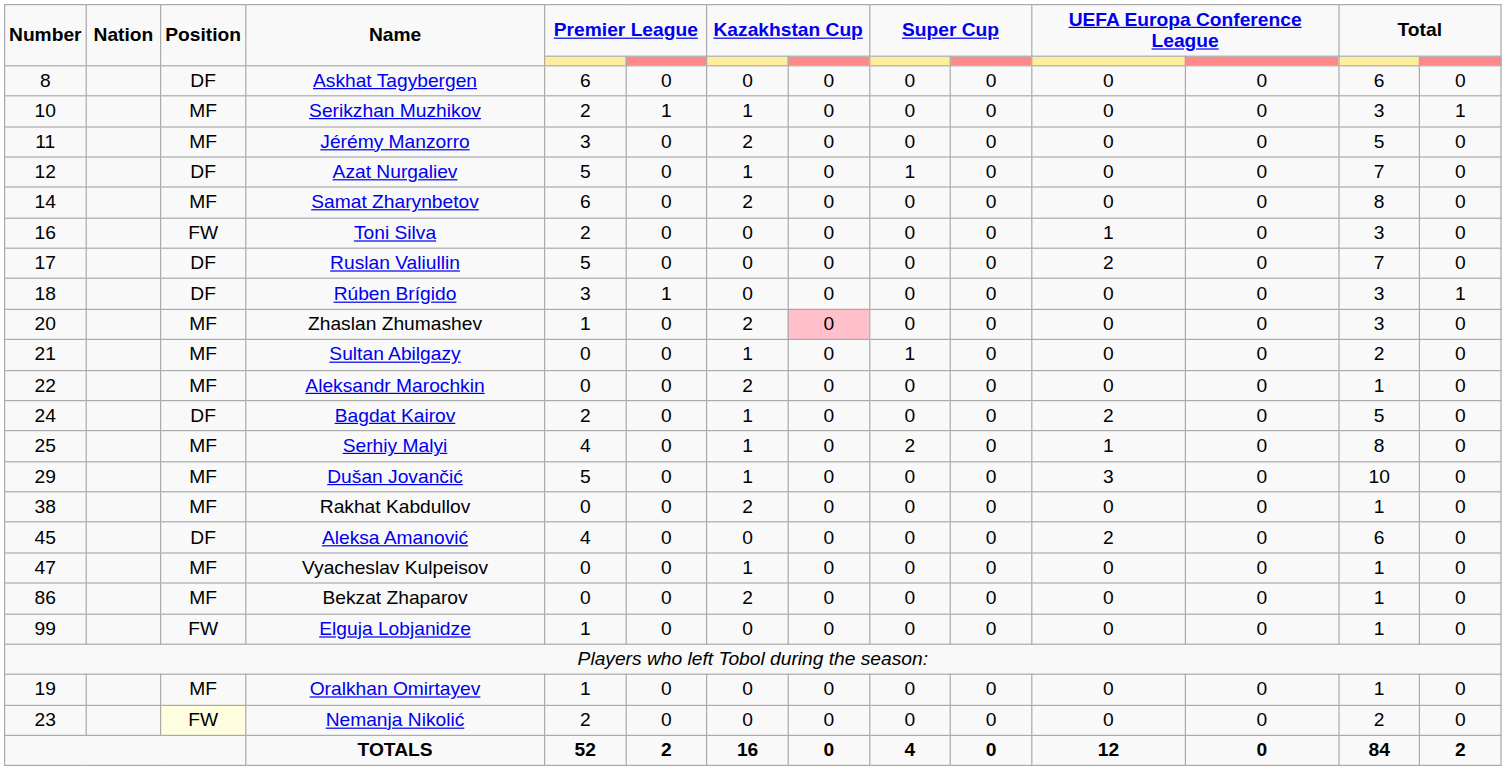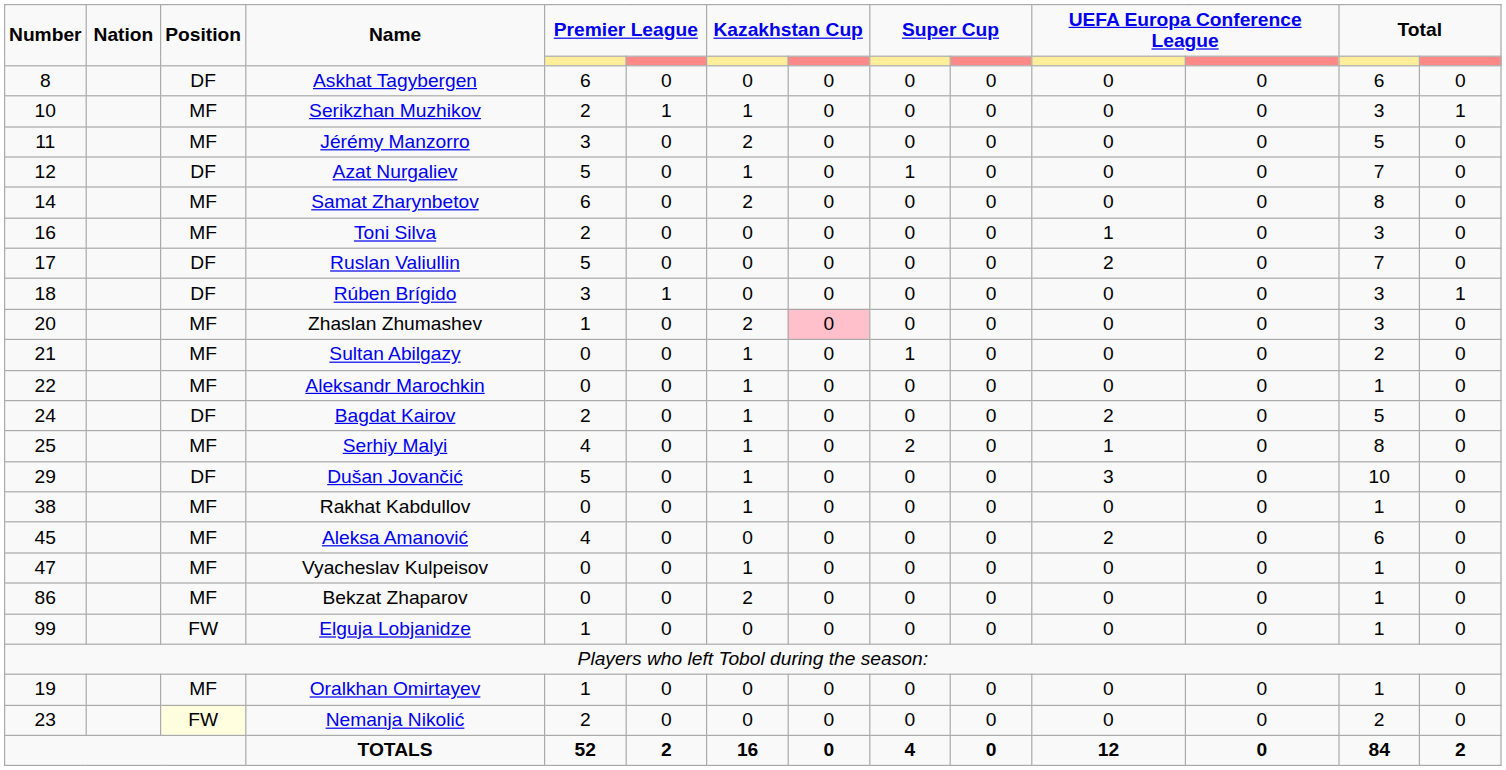(203, 232) FW -> (203, 232) MF
(748, 385) 2 -> (748, 385) 1
(203, 476) MF -> (203, 476) DF
(748, 506) 2 -> (748, 506) 1
(203, 537) DF -> (203, 537) MF
